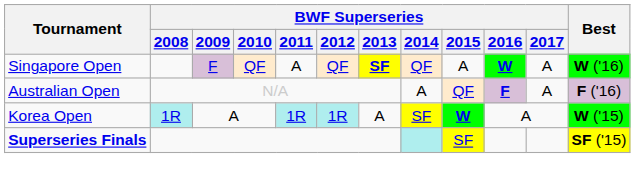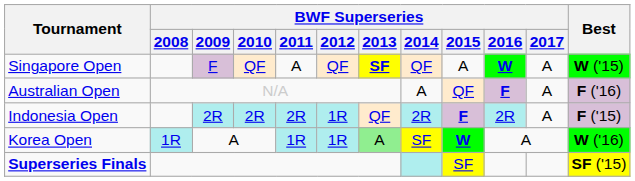(599, 66) W ('16) -> (599, 66) W ('15)
+ row: (63, 115)
(379, 115) no background -> (379, 140) lightgreen background
(599, 115) W ('15) -> (599, 140) W ('16)
